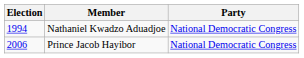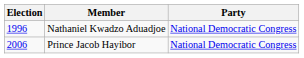(17, 28) 1994 -> (17, 28) 1996
